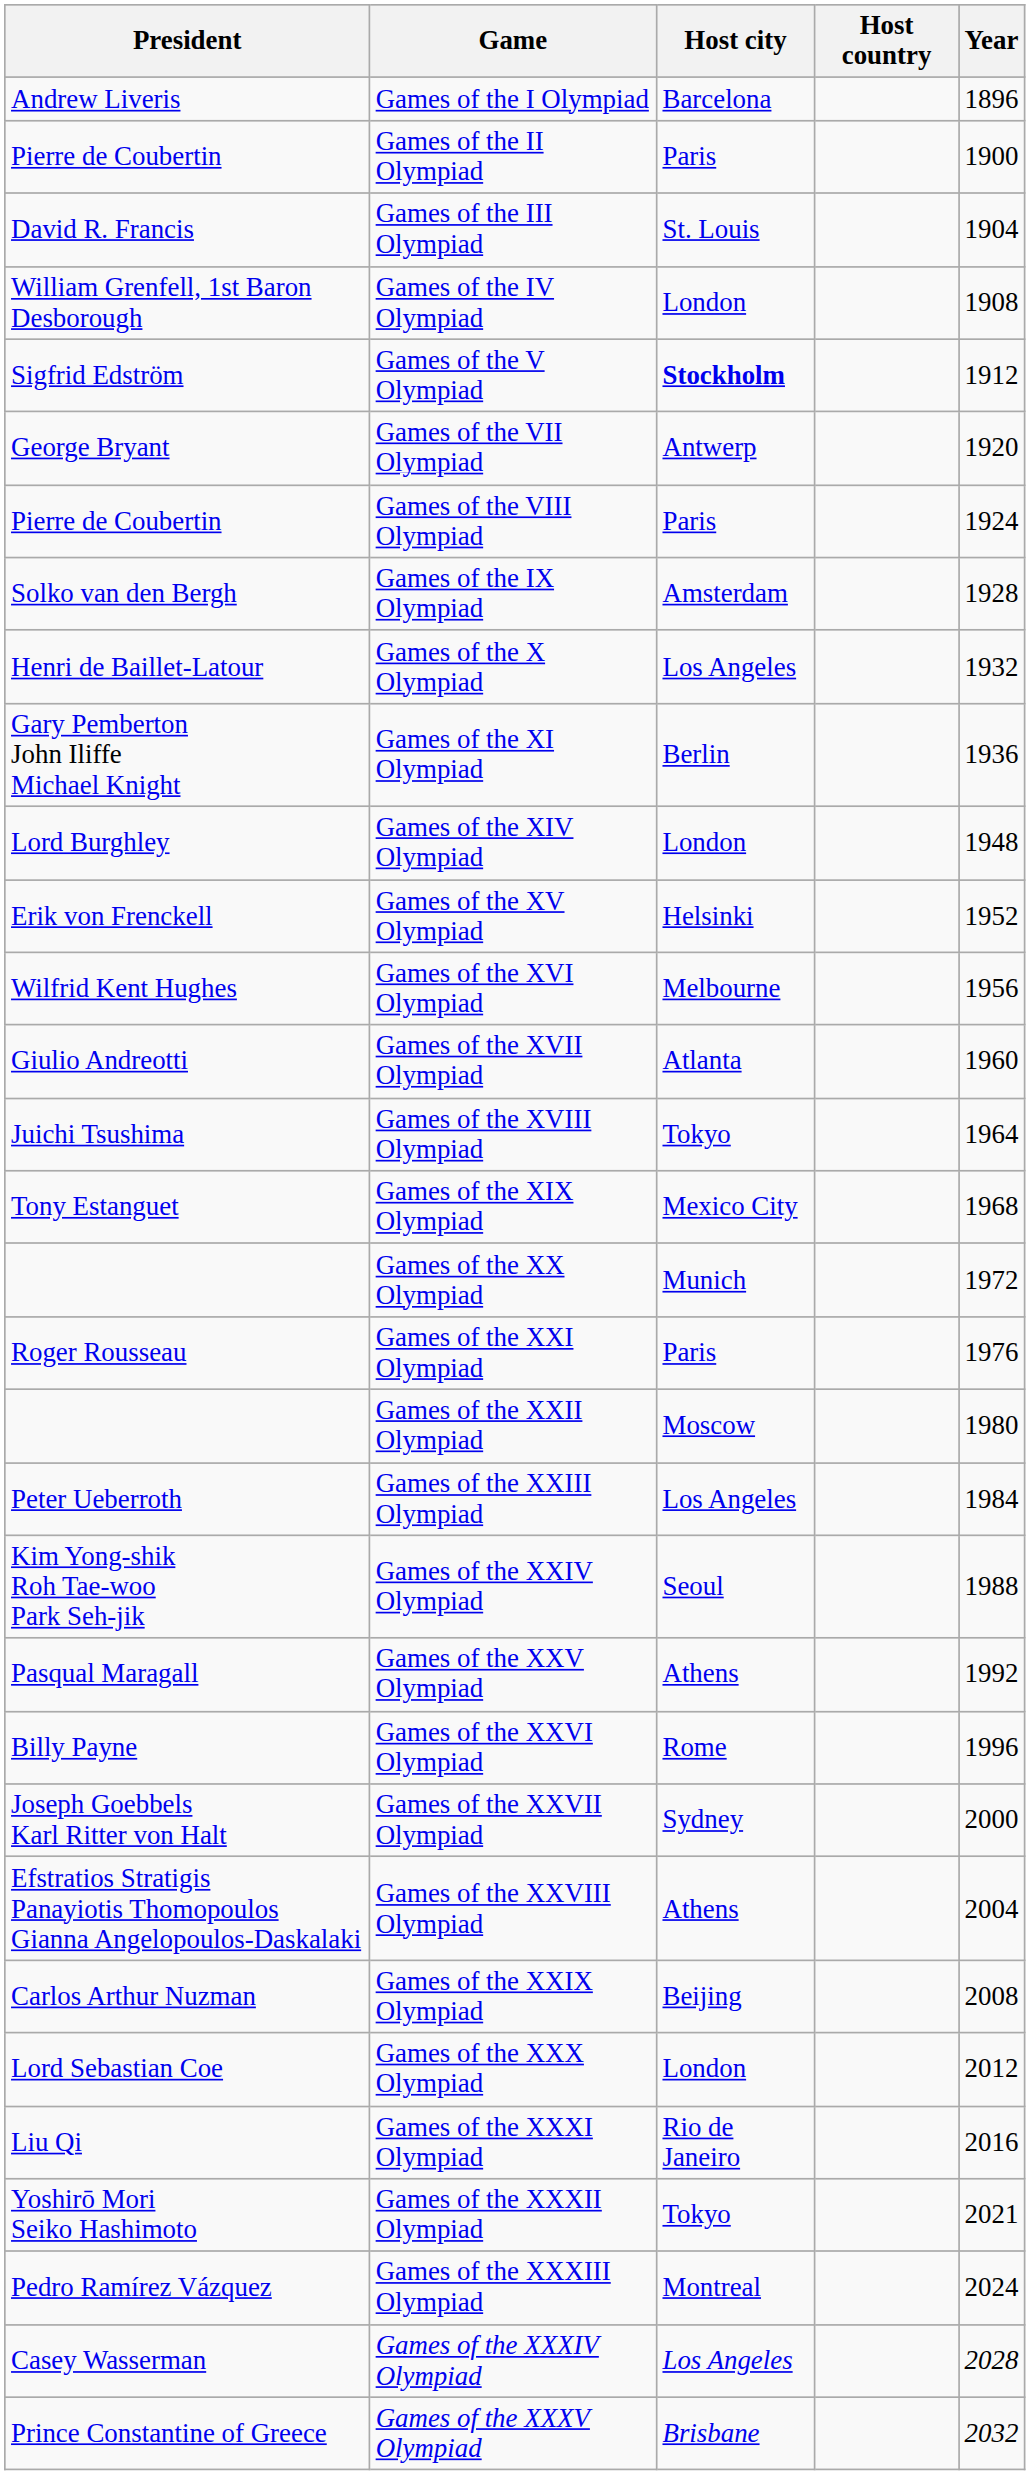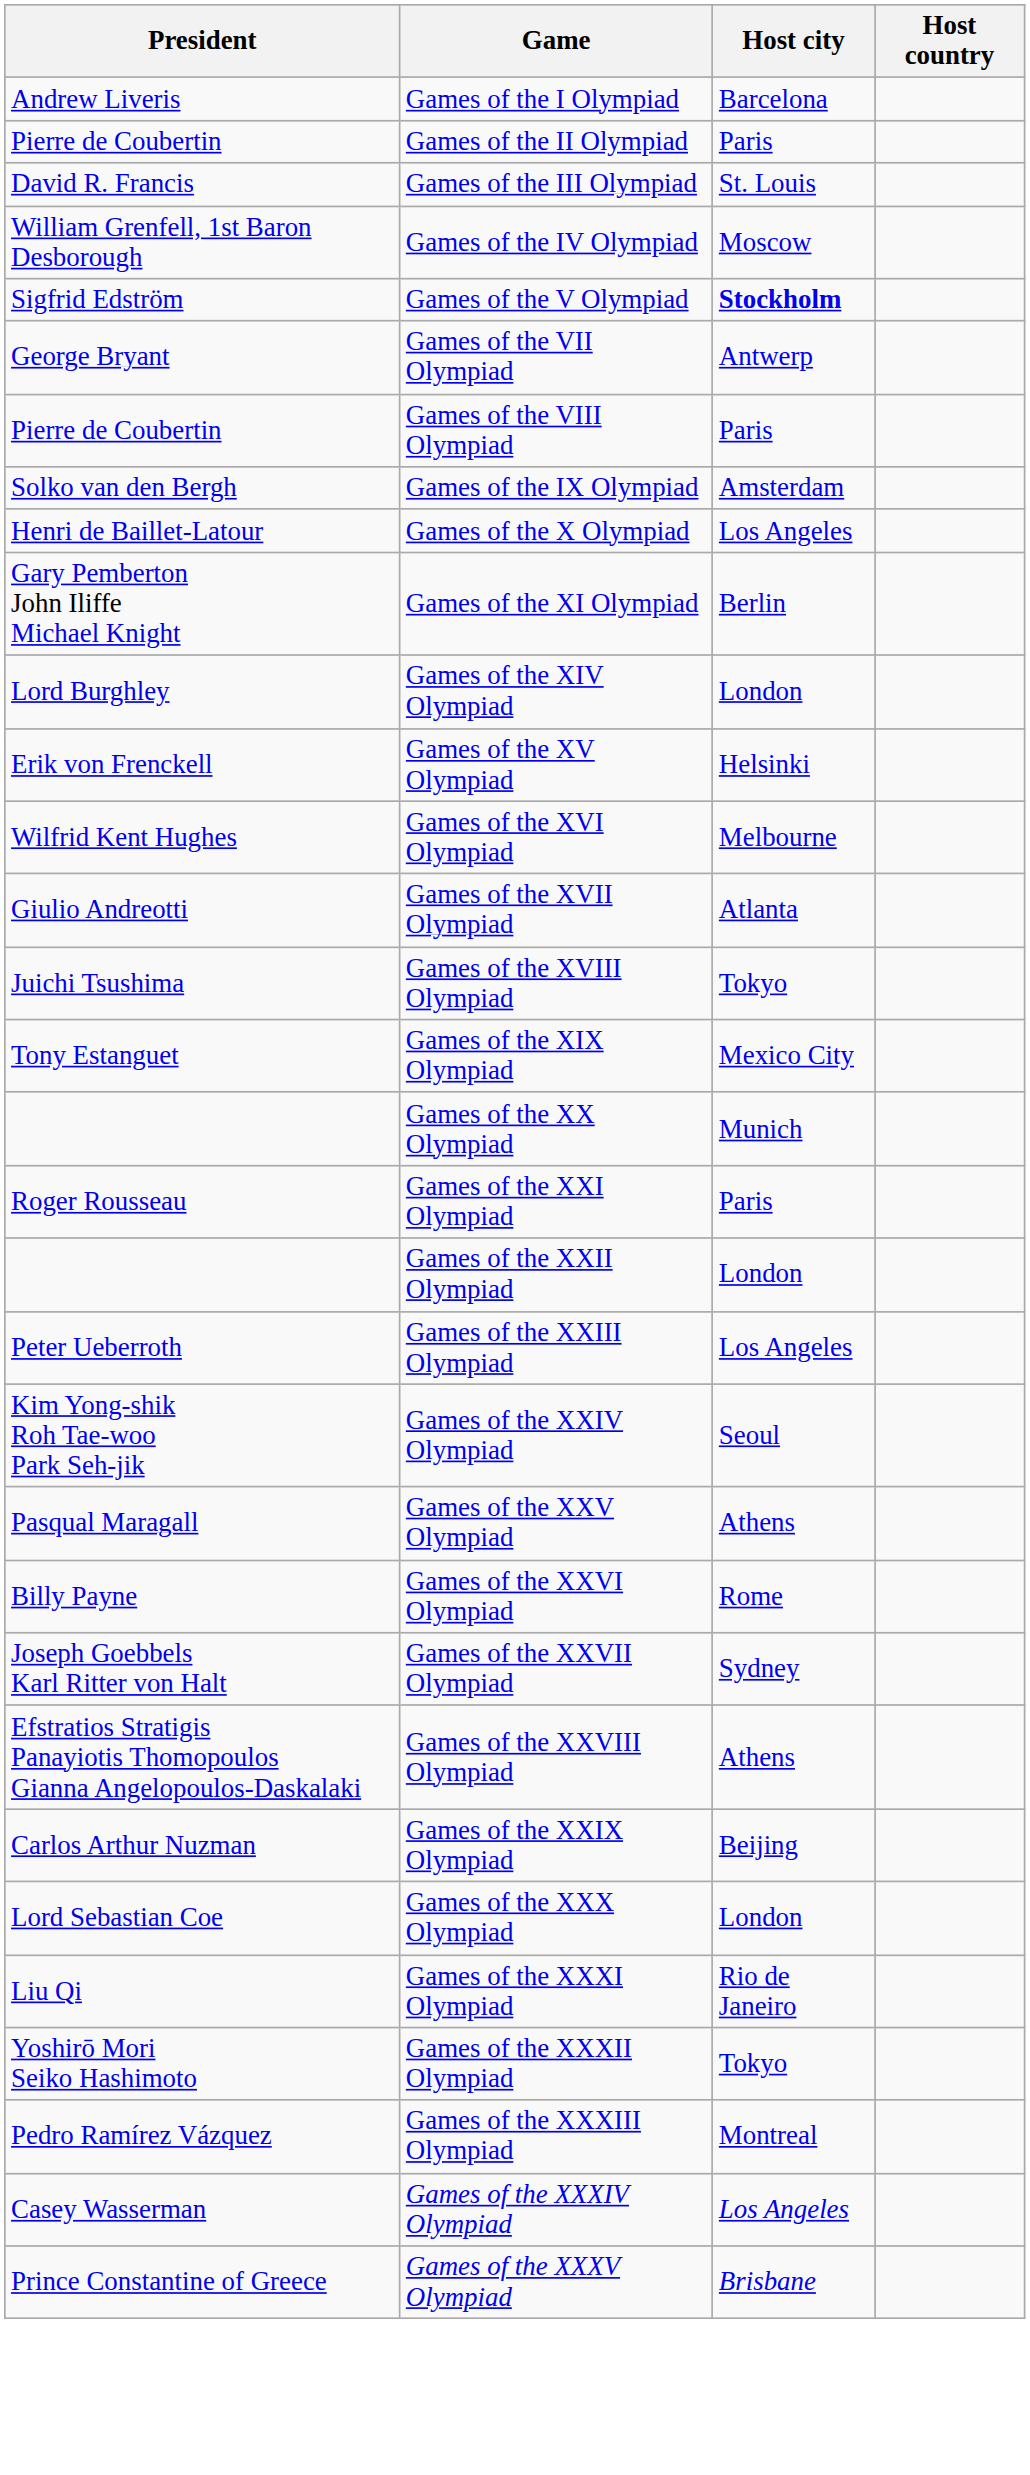- column: (991, 40)
(704, 302) London -> (765, 241) Moscow
(709, 1425) Moscow -> (761, 1274) London
